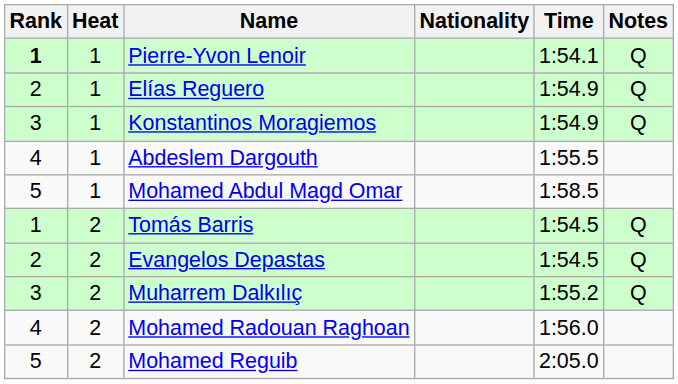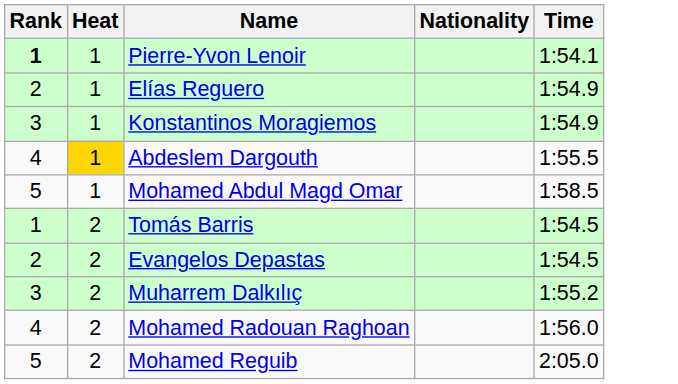- column: (638, 21)
(95, 157) no background -> (95, 157) gold background
